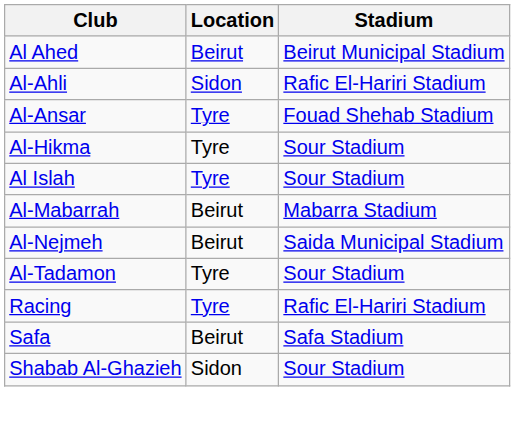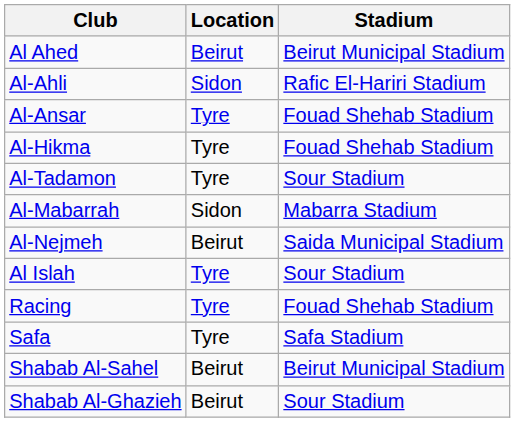(344, 147) Sour Stadium -> (388, 147) Fouad Shehab Stadium
rows swapped: (42, 178) <-> (63, 274)
(217, 210) Beirut -> (216, 210) Sidon
(384, 305) Rafic El-Hariri Stadium -> (388, 305) Fouad Shehab Stadium
(217, 337) Beirut -> (210, 337) Tyre
+ row: (84, 369)
(216, 369) Sidon -> (217, 400) Beirut
